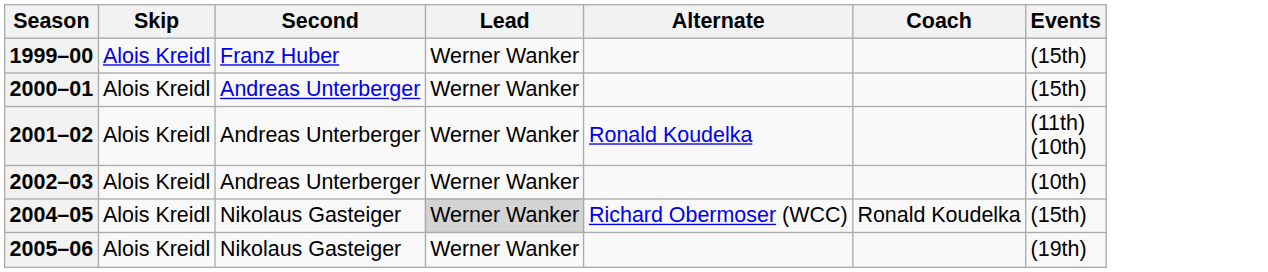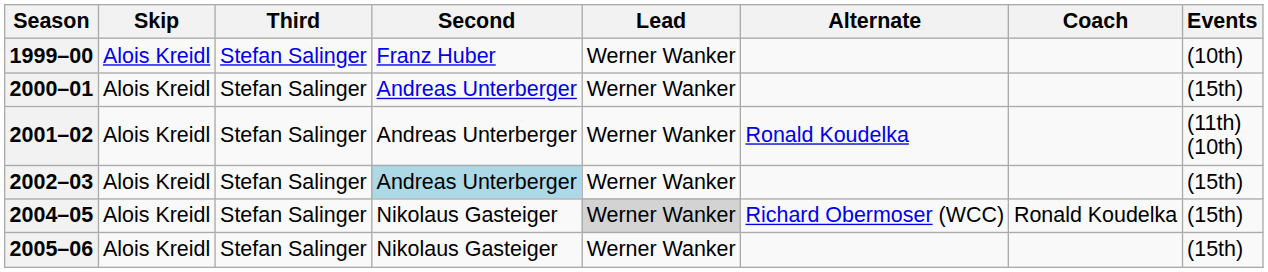+ column: (293, 21)
(1059, 55) (15th) -> (1215, 55) (10th)
(320, 181) no background -> (477, 181) lightblue background
(1059, 181) (10th) -> (1215, 181) (15th)
(1059, 249) (19th) -> (1215, 249) (15th)
